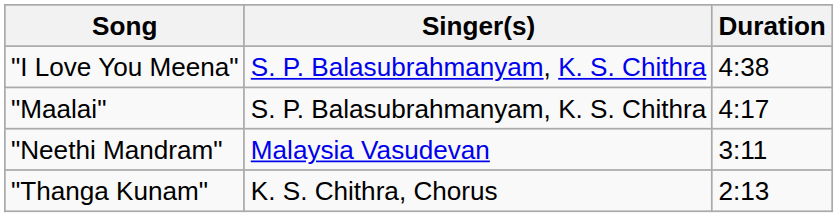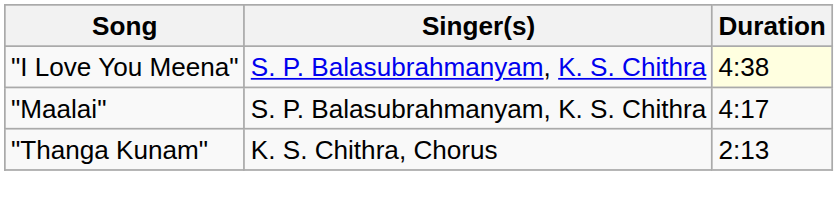(744, 67) no background -> (744, 67) lightyellow background
- row: (117, 150)
